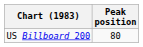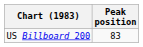(115, 36) 80 -> (115, 36) 83
